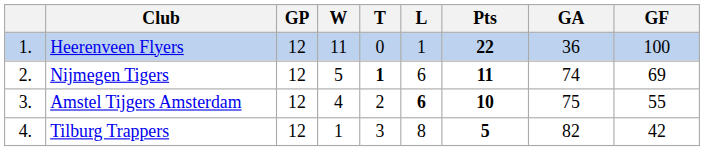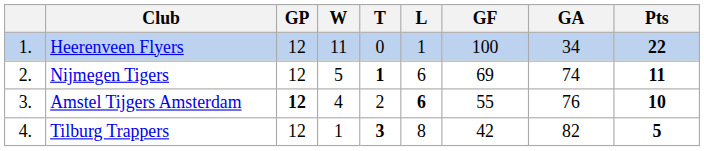columns swapped: (657, 18) <-> (485, 18)
(571, 46) 36 -> (571, 46) 34
(297, 103) normal -> (297, 103) bold
(571, 103) 75 -> (571, 103) 76
(380, 131) normal -> (380, 131) bold
